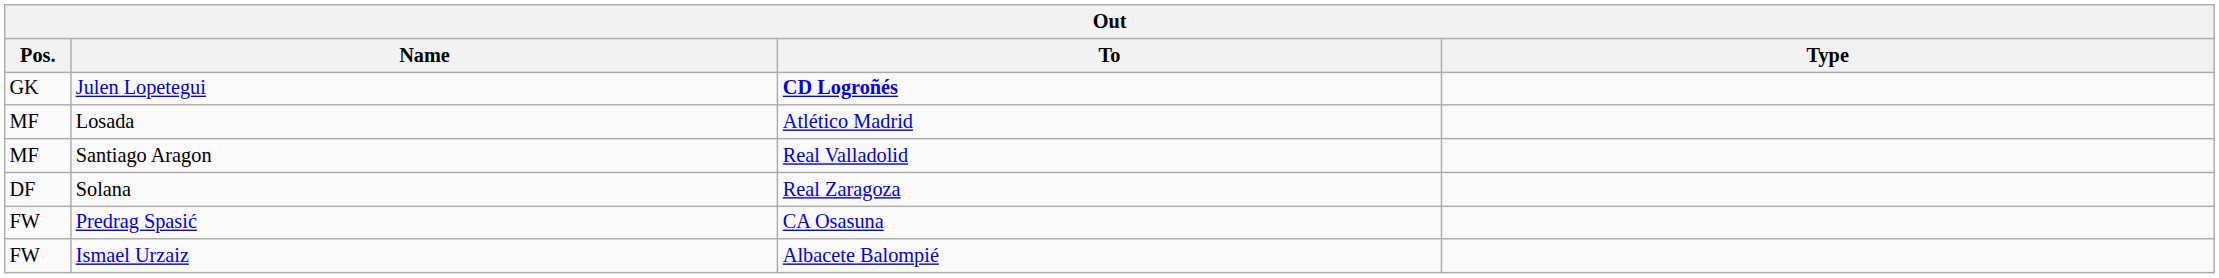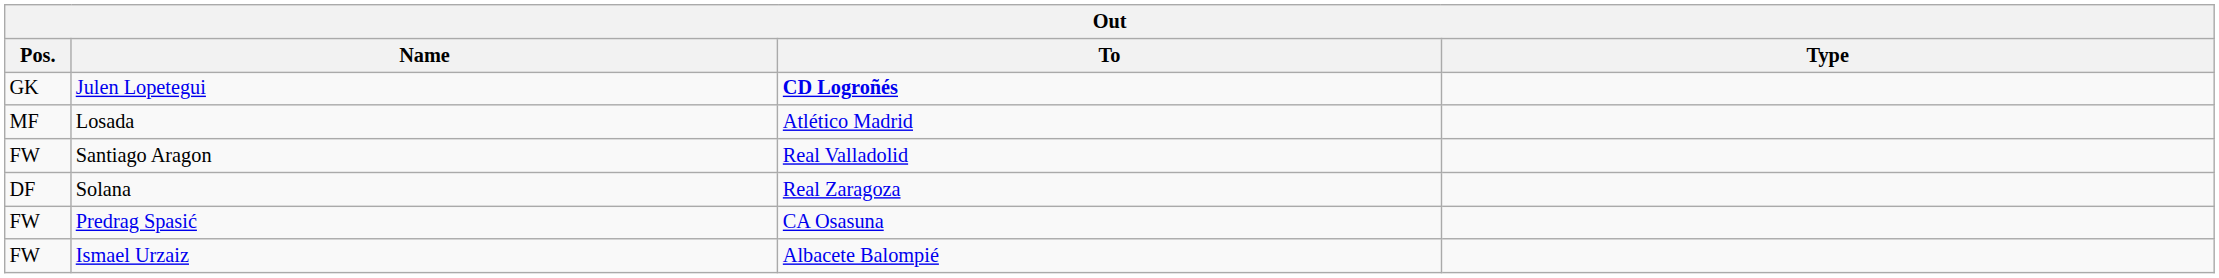(24, 155) MF -> (25, 155) FW
